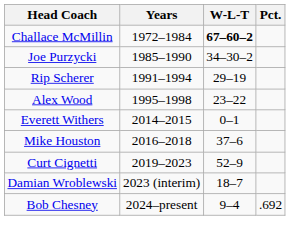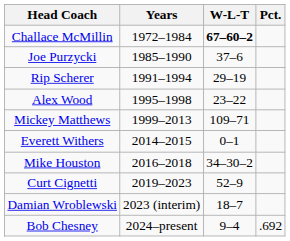(230, 57) 34–30–2 -> (230, 57) 37–6
+ row: (62, 120)
(230, 141) 37–6 -> (230, 162) 34–30–2
